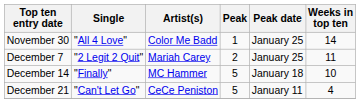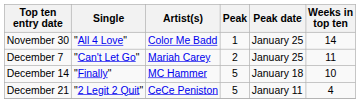(109, 57) "2 Legit 2 Quit" -> (107, 57) "Can't Let Go"
(107, 90) "Can't Let Go" -> (109, 90) "2 Legit 2 Quit"
